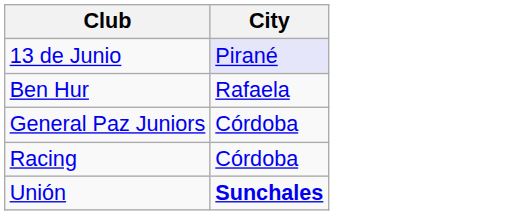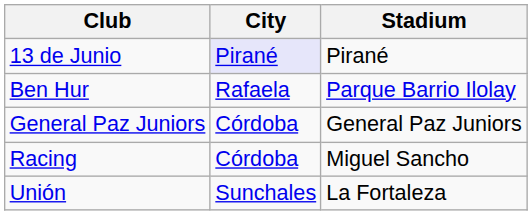+ column: (424, 21)
(269, 192) bold -> (266, 192) normal
